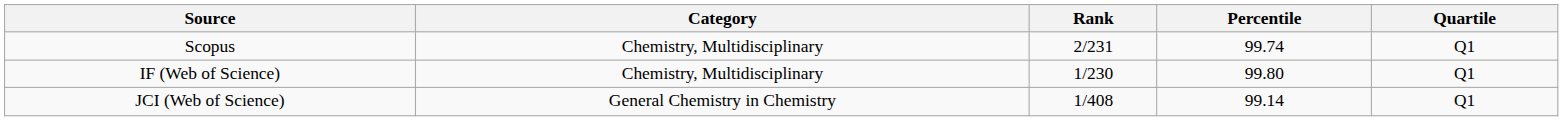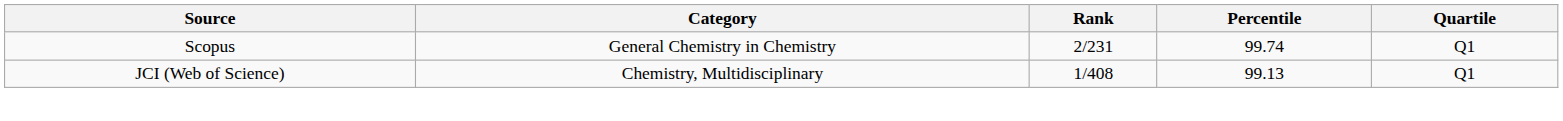(722, 45) Chemistry, Multidisciplinary -> (722, 45) General Chemistry in Chemistry
- row: (210, 73)
(722, 101) General Chemistry in Chemistry -> (722, 73) Chemistry, Multidisciplinary
(1264, 101) 99.14 -> (1264, 73) 99.13
